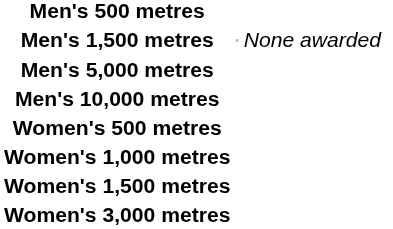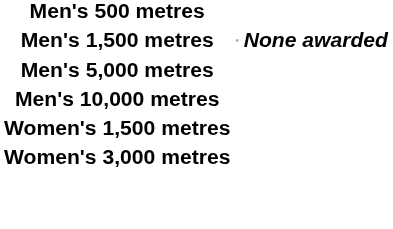(312, 40) normal -> (316, 40) bold
- row: (117, 127)
- row: (117, 156)
